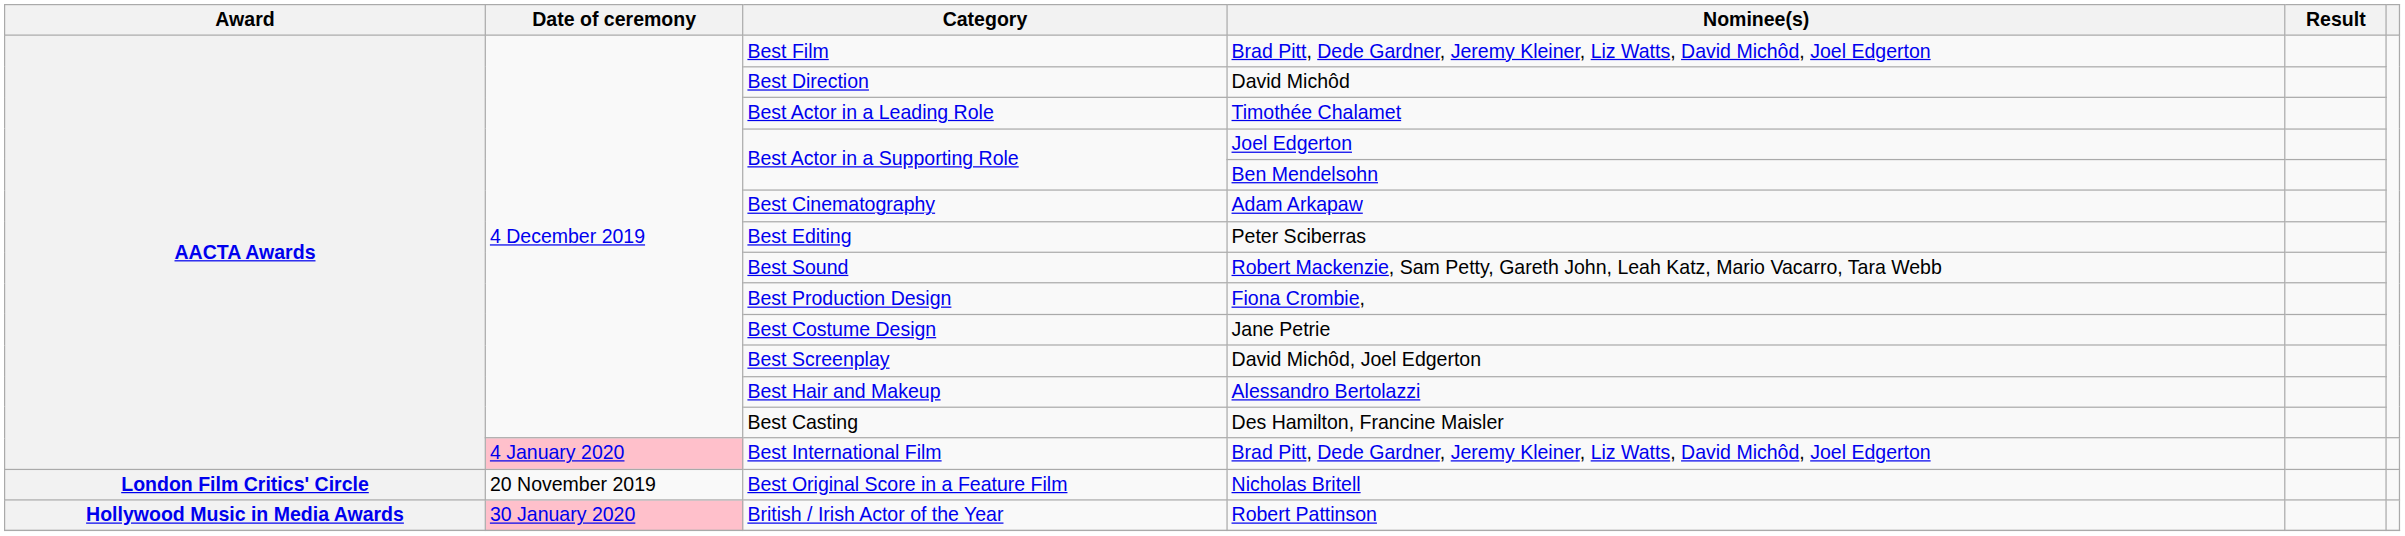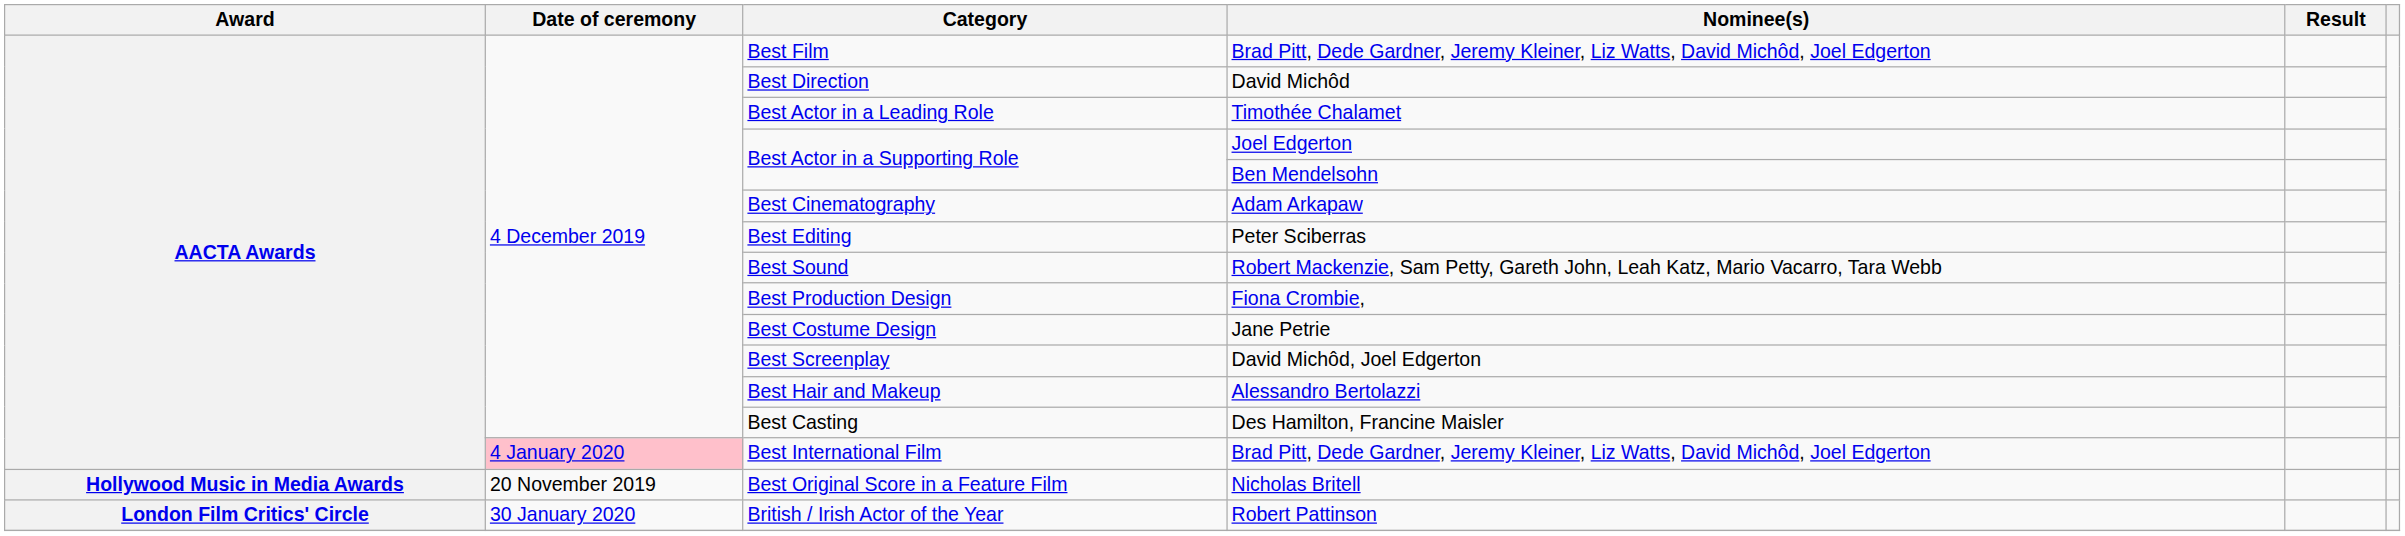(245, 484) London Film Critics' Circle -> (245, 484) Hollywood Music in Media Awards
(245, 515) Hollywood Music in Media Awards -> (245, 515) London Film Critics' Circle
(563, 515) pink background -> (563, 515) no background
